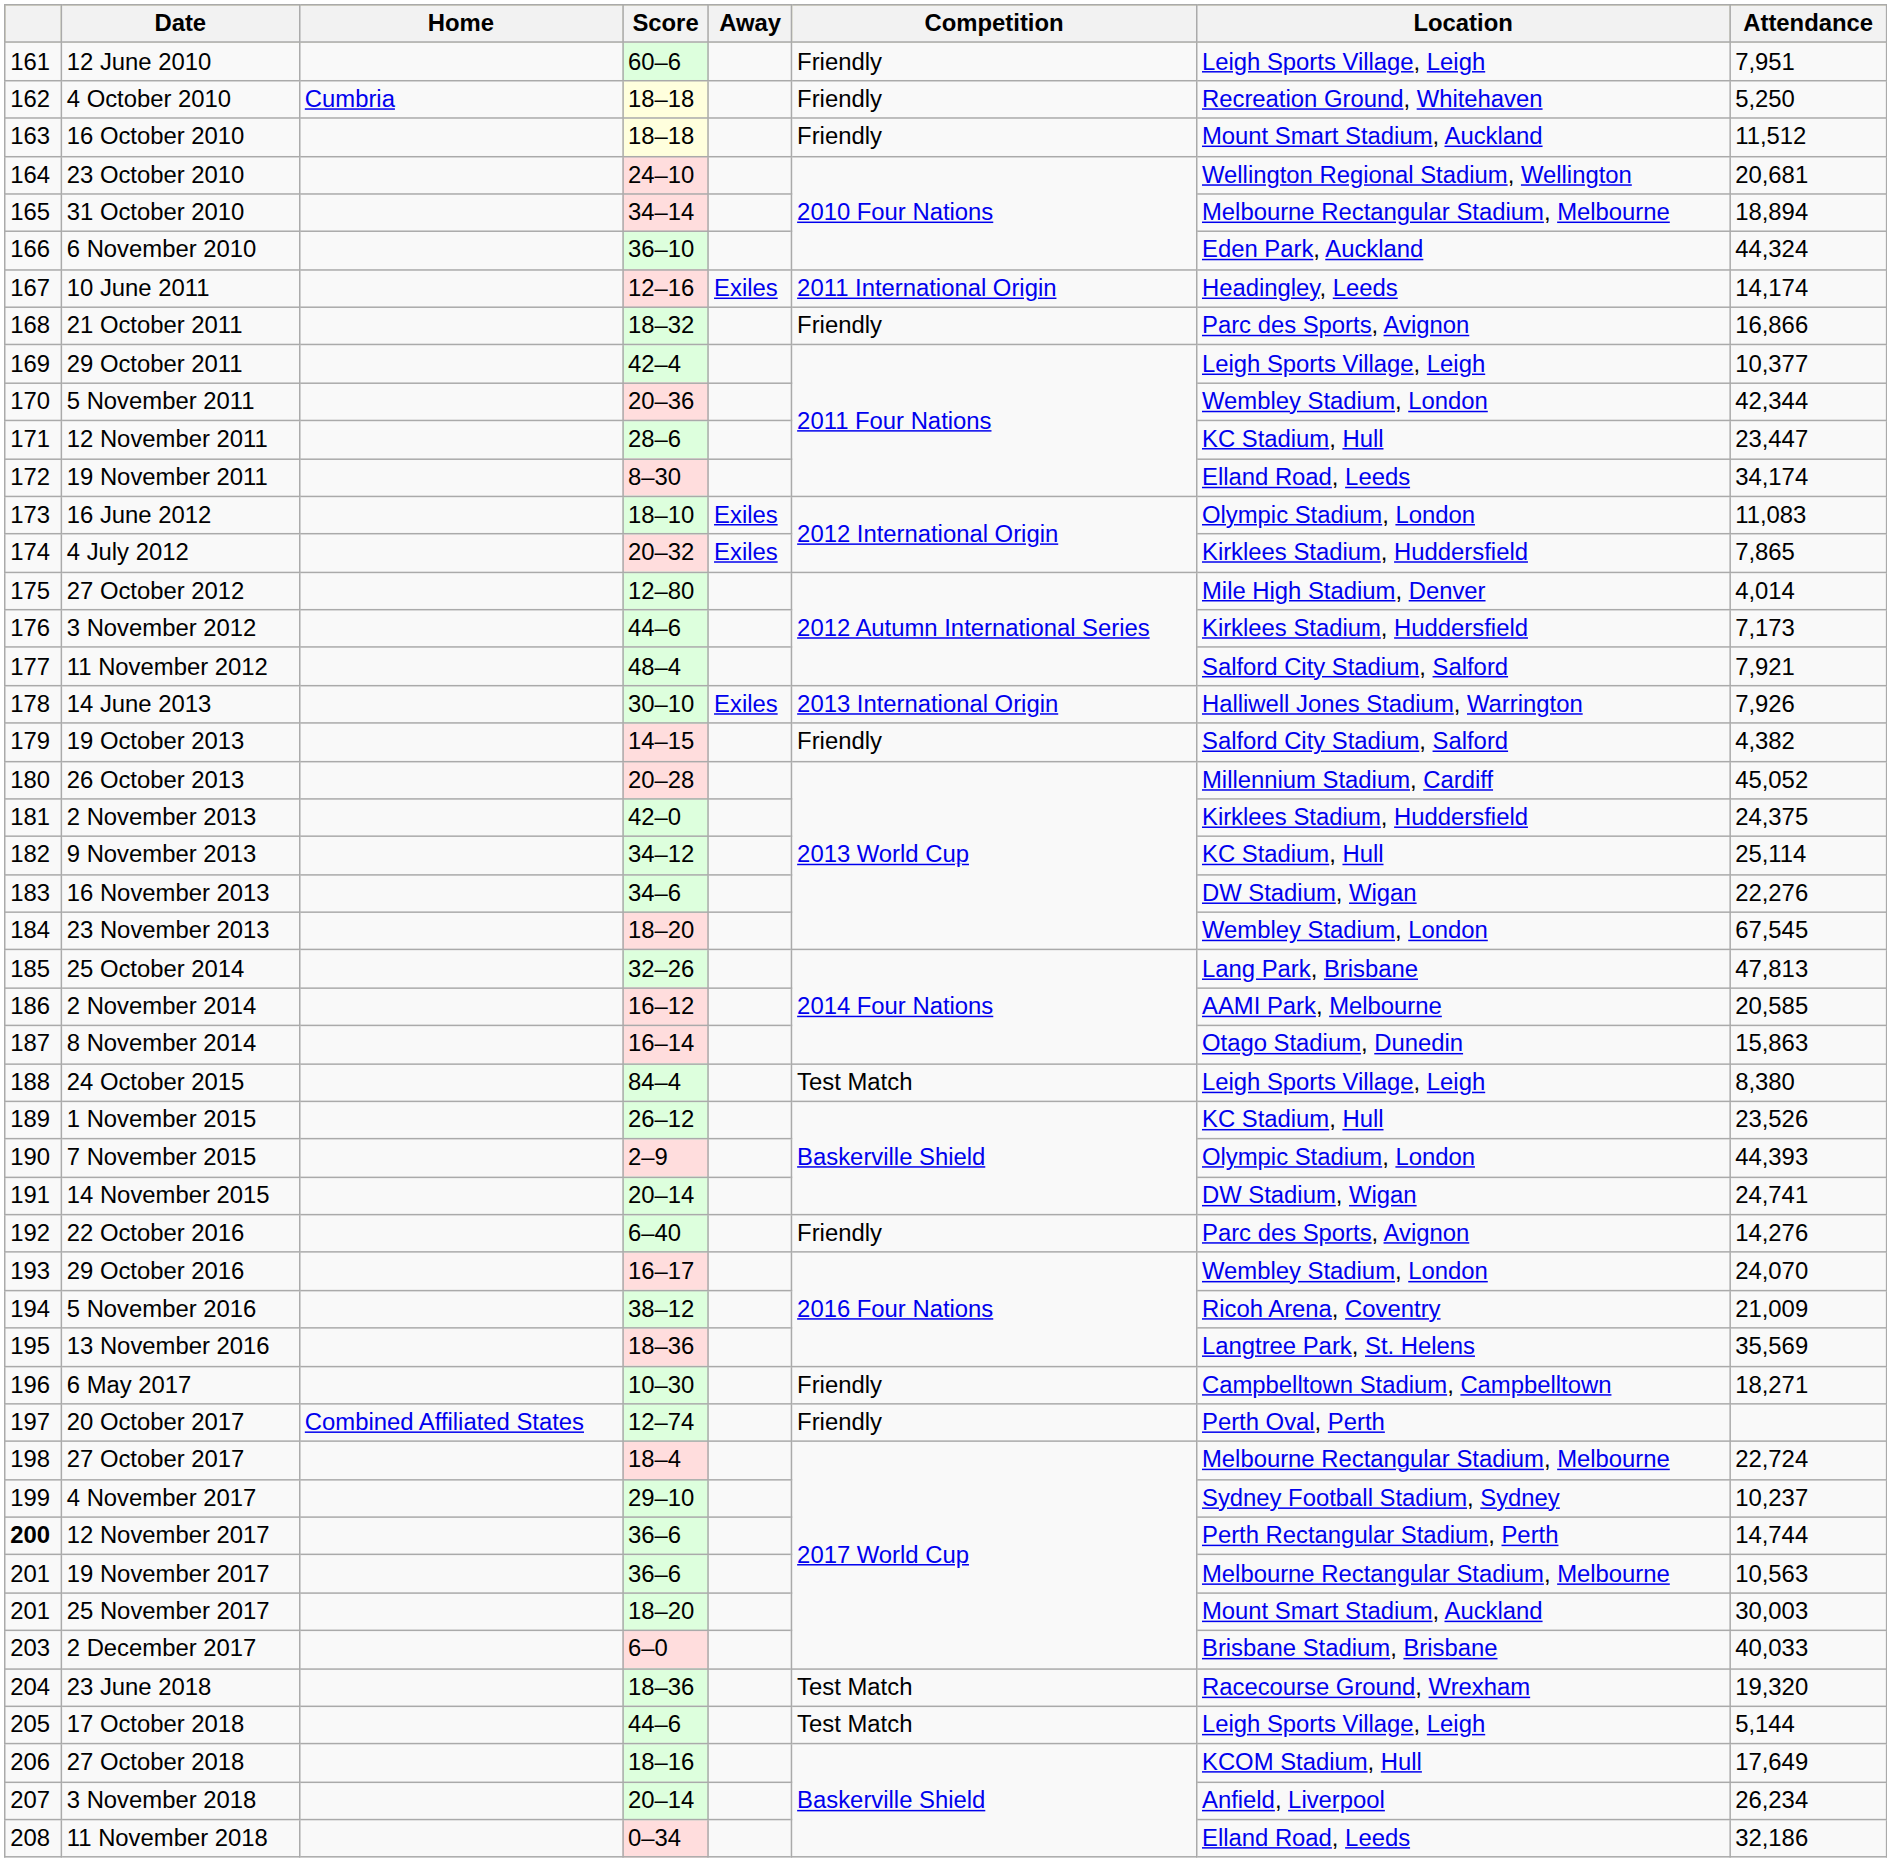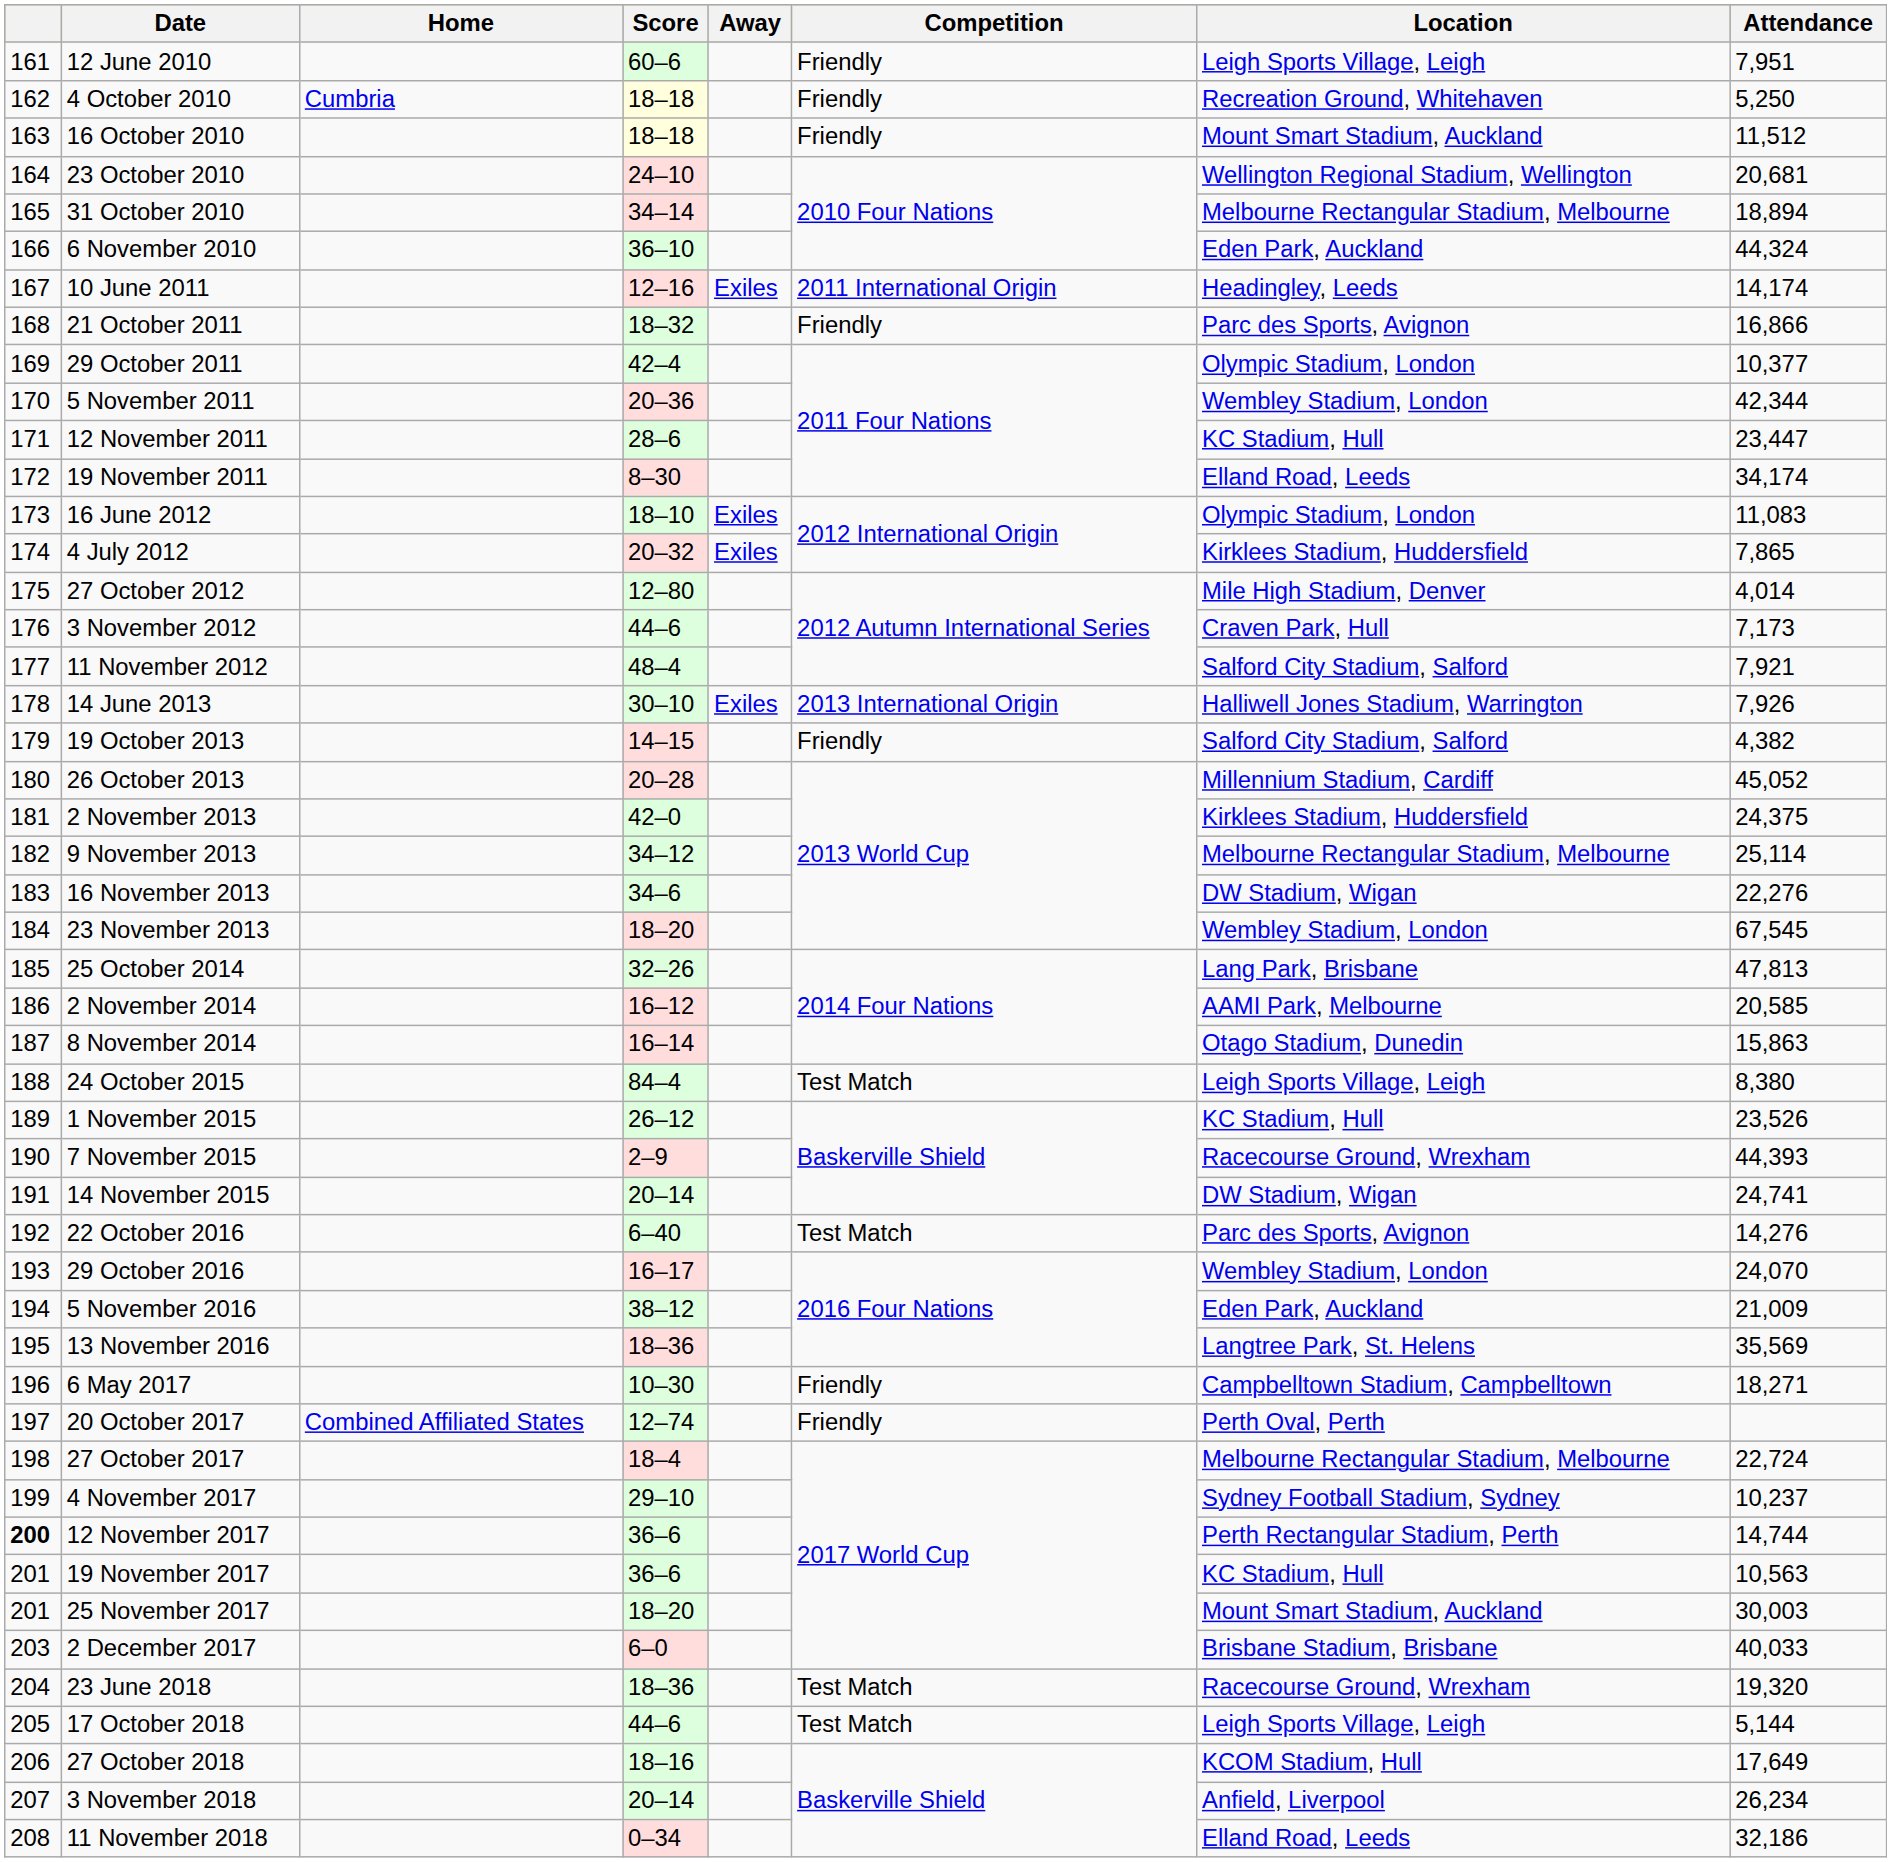(1344, 363) Leigh Sports Village, Leigh -> (1338, 363) Olympic Stadium, London
(1365, 628) Kirklees Stadium, Huddersfield -> (1295, 628) Craven Park, Hull
(1293, 855) KC Stadium, Hull -> (1436, 855) Melbourne Rectangular Stadium, Melbourne
(1338, 1157) Olympic Stadium, London -> (1366, 1157) Racecourse Ground, Wrexham
(840, 1233) Friendly -> (855, 1233) Test Match
(1321, 1308) Ricoh Arena, Coventry -> (1313, 1308) Eden Park, Auckland
(1436, 1573) Melbourne Rectangular Stadium, Melbourne -> (1293, 1573) KC Stadium, Hull
